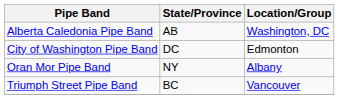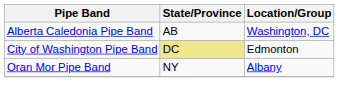(171, 49) no background -> (171, 49) khaki background
- row: (72, 85)
